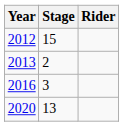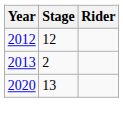(49, 40) 15 -> (49, 40) 12
- row: (22, 86)
